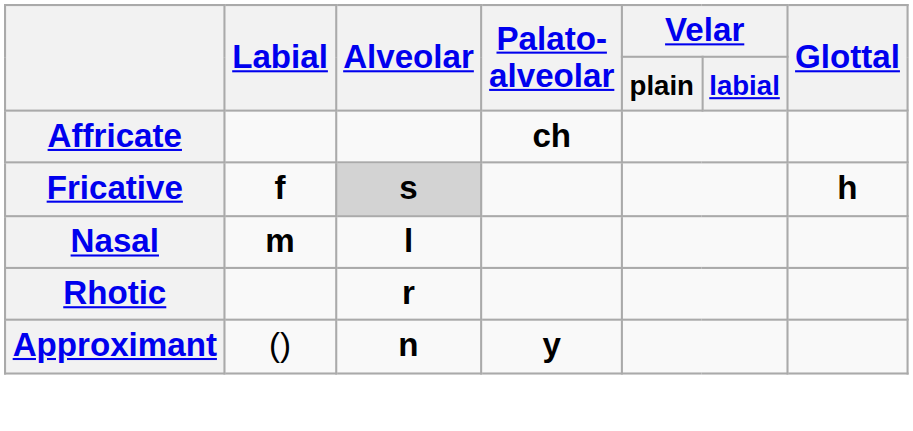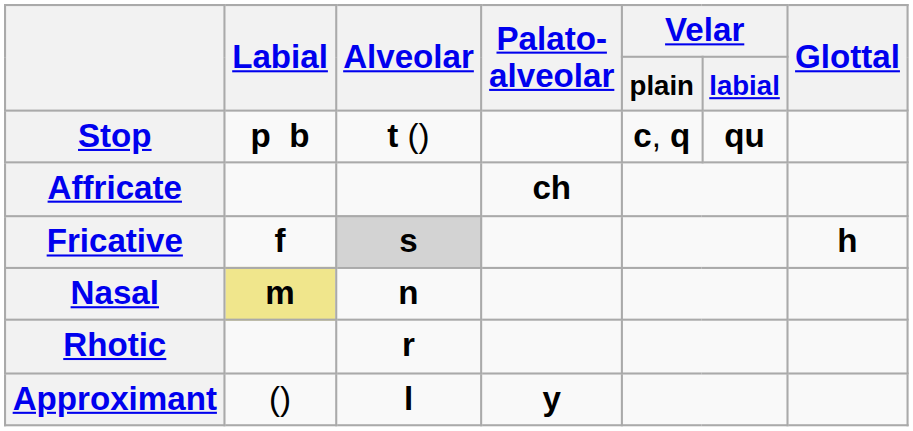+ row: (115, 135)
(280, 240) no background -> (280, 293) khaki background
(409, 240) l -> (408, 293) n
(408, 345) n -> (409, 398) l
